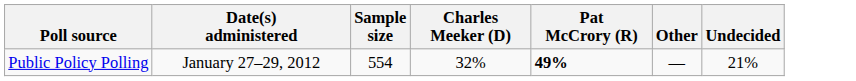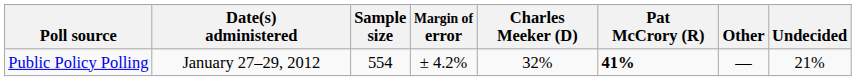+ column: (443, 27)
(551, 62) 49% -> (618, 62) 41%
